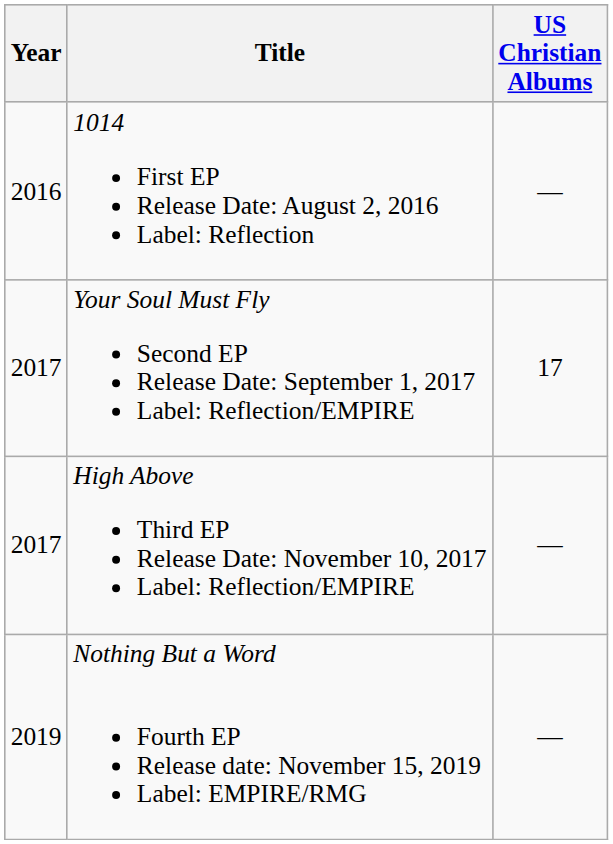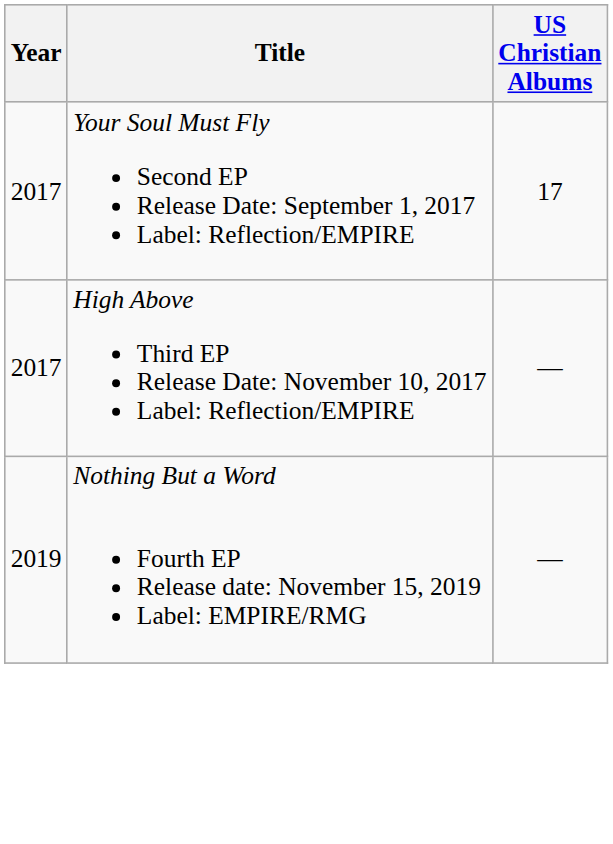- row: (280, 178)
